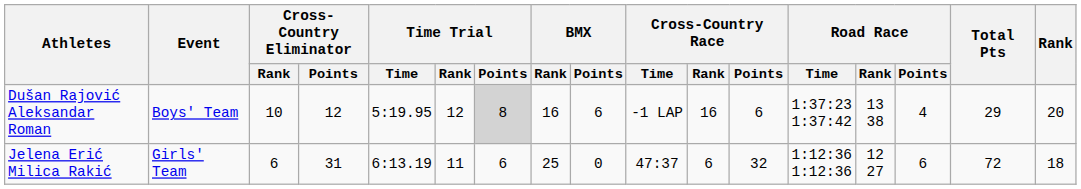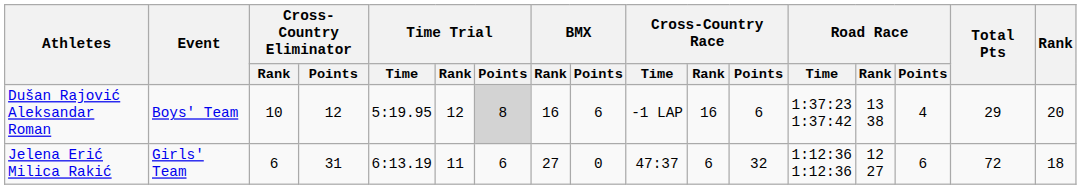(551, 164) 25 -> (551, 164) 27
